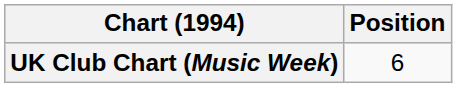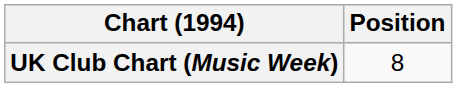(397, 62) 6 -> (397, 62) 8
